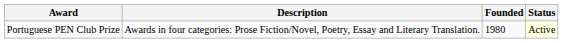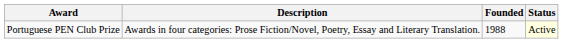(495, 29) 1980 -> (495, 29) 1988
